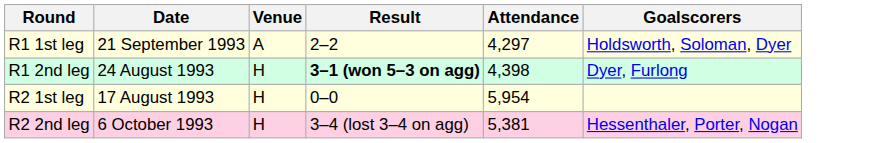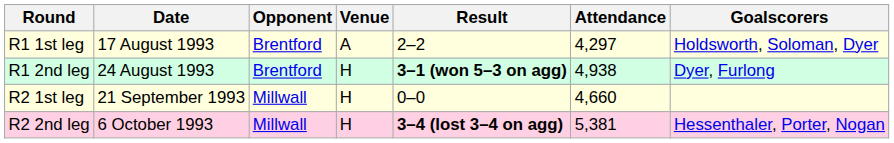+ column: (292, 17)
(171, 44) 21 September 1993 -> (156, 44) 17 August 1993
(509, 71) 4,398 -> (596, 71) 4,938
(156, 97) 17 August 1993 -> (171, 97) 21 September 1993
(509, 97) 5,954 -> (596, 97) 4,660
(389, 124) normal -> (480, 124) bold
